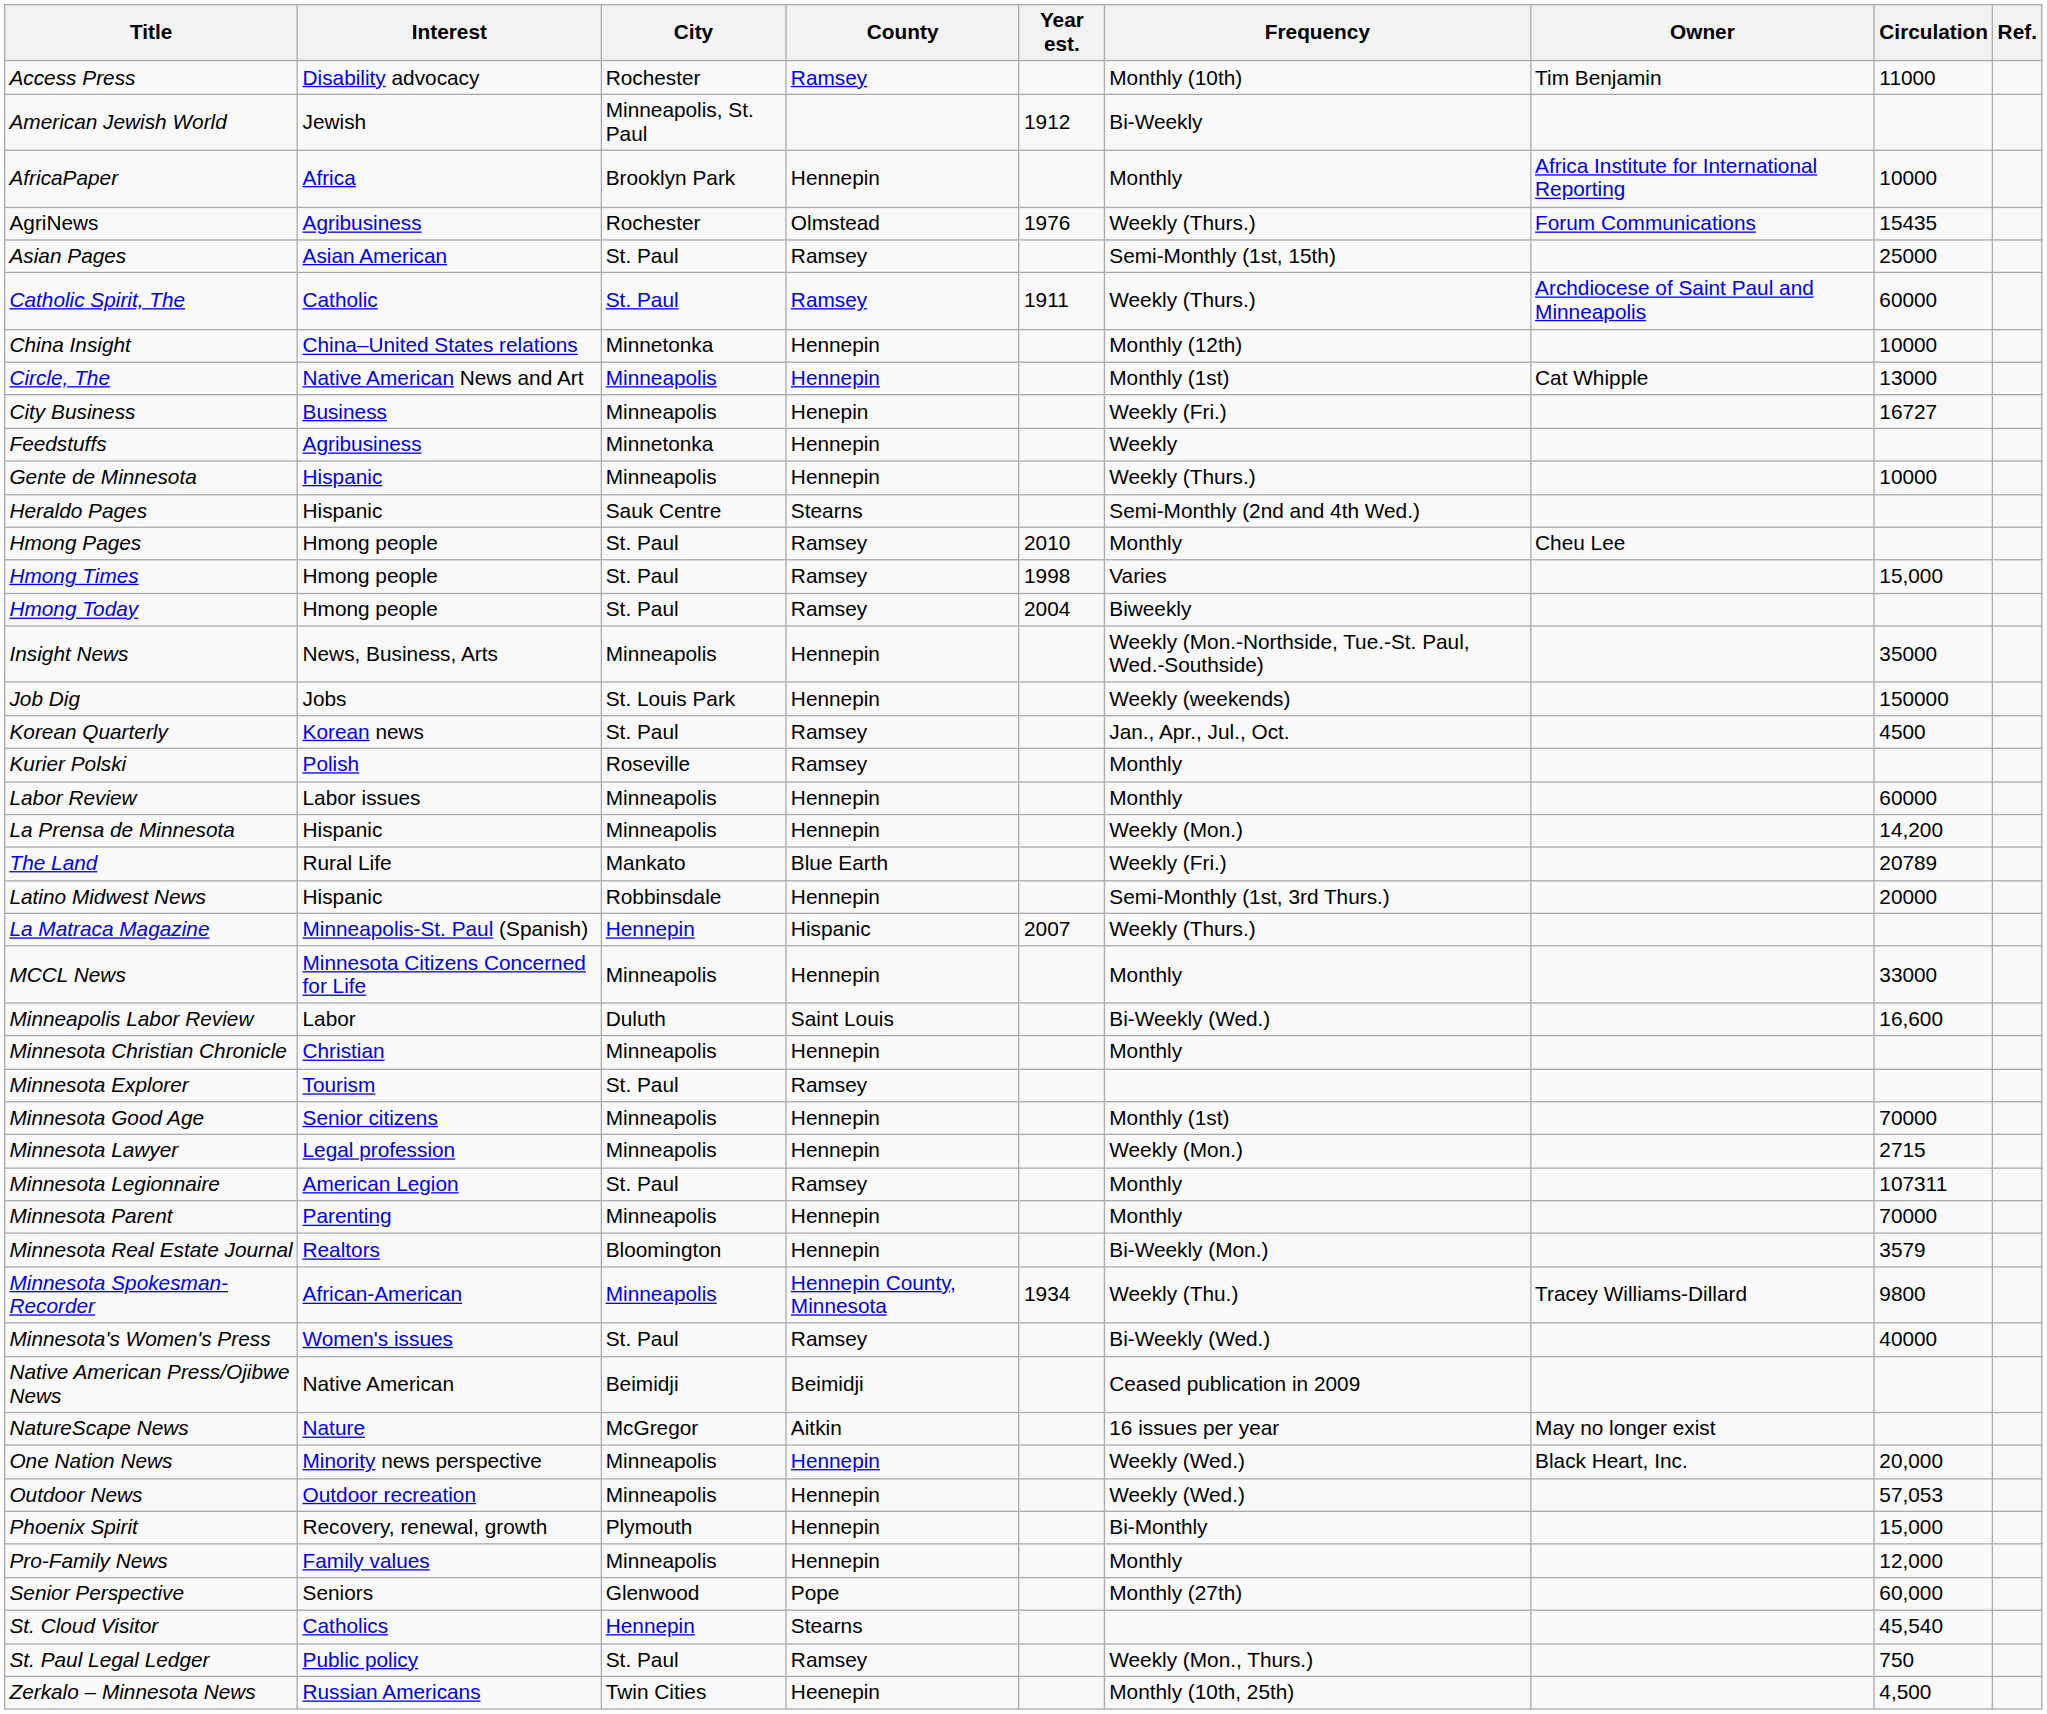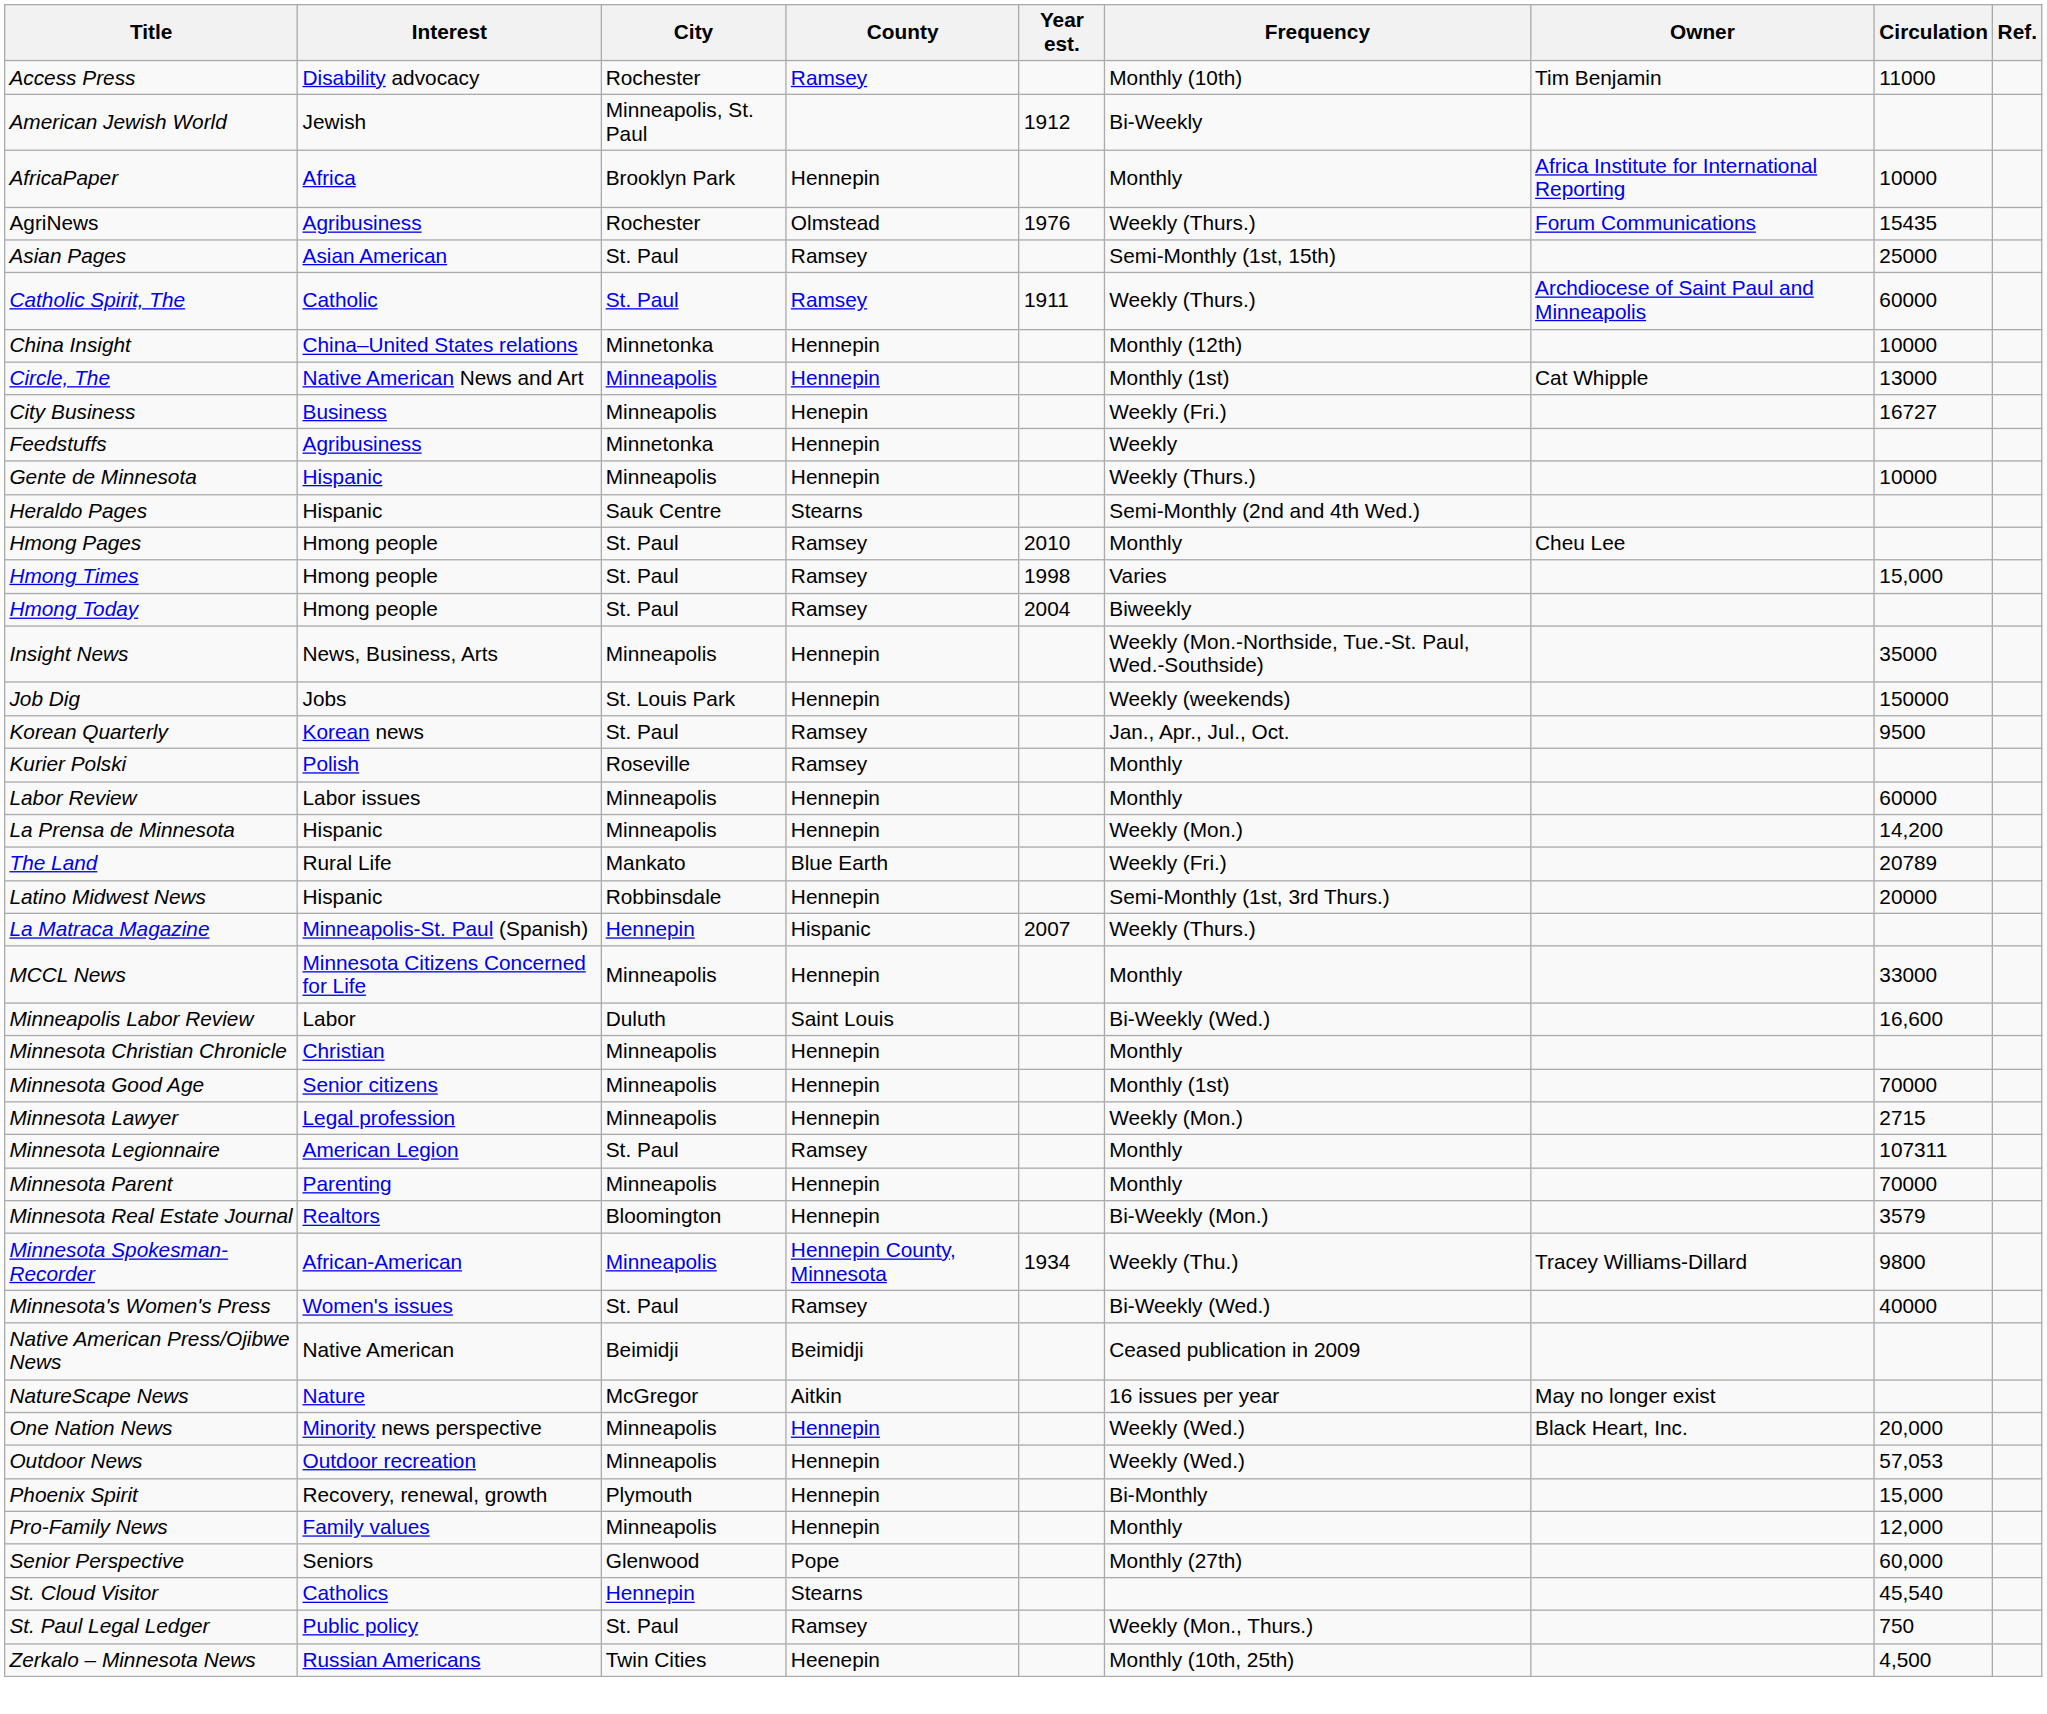(1902, 731) 4500 -> (1902, 731) 9500
- row: (99, 1085)
